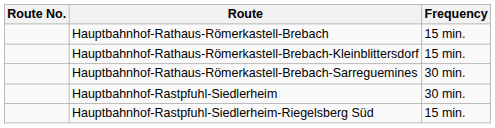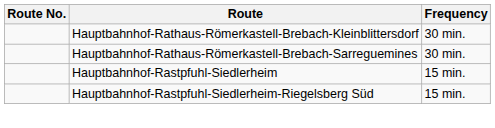- row: (200, 34)
(445, 53) 15 min. -> (445, 34) 30 min.
(445, 93) 30 min. -> (445, 73) 15 min.
